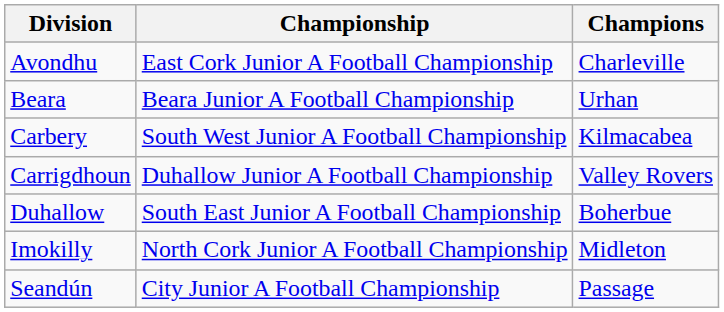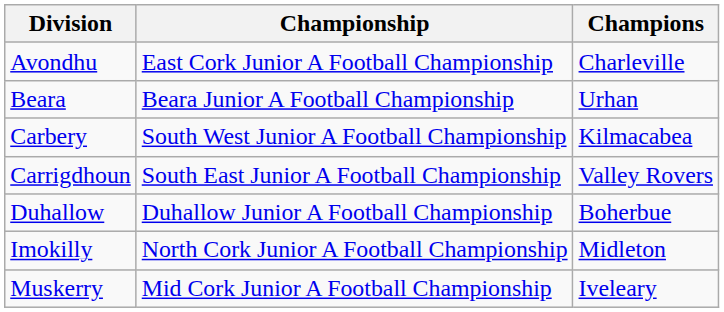(347, 174) Duhallow Junior A Football Championship -> (351, 174) South East Junior A Football Championship
(351, 212) South East Junior A Football Championship -> (347, 212) Duhallow Junior A Football Championship
+ row: (57, 288)
- row: (51, 288)
